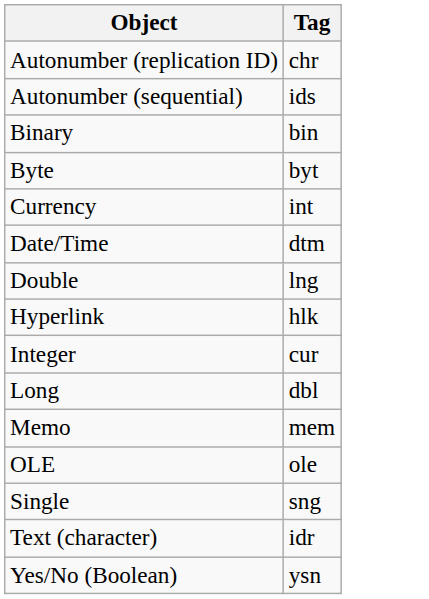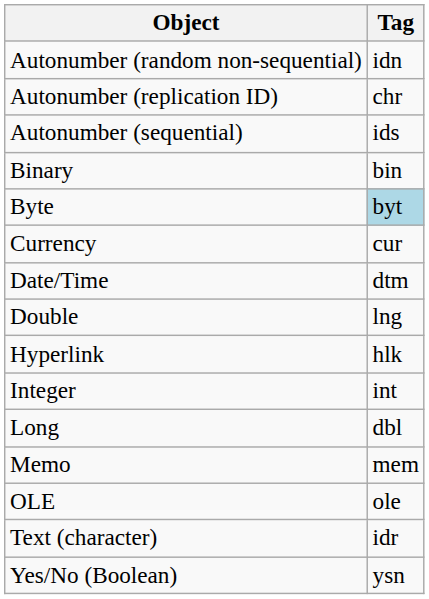+ row: (186, 59)
(304, 170) no background -> (387, 206) lightblue background
(301, 206) int -> (387, 243) cur
(304, 354) cur -> (385, 390) int
- row: (40, 501)
